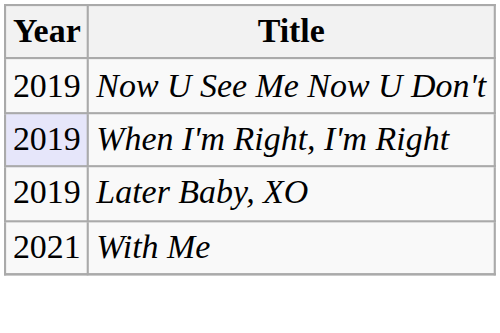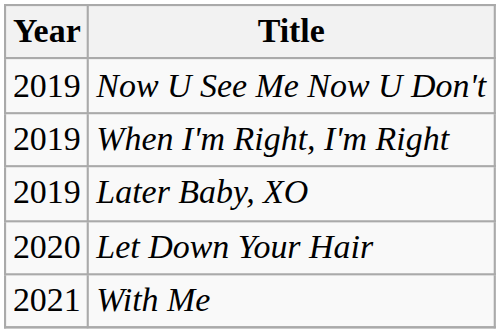(47, 138) lavender background -> (47, 138) no background
+ row: (235, 246)
